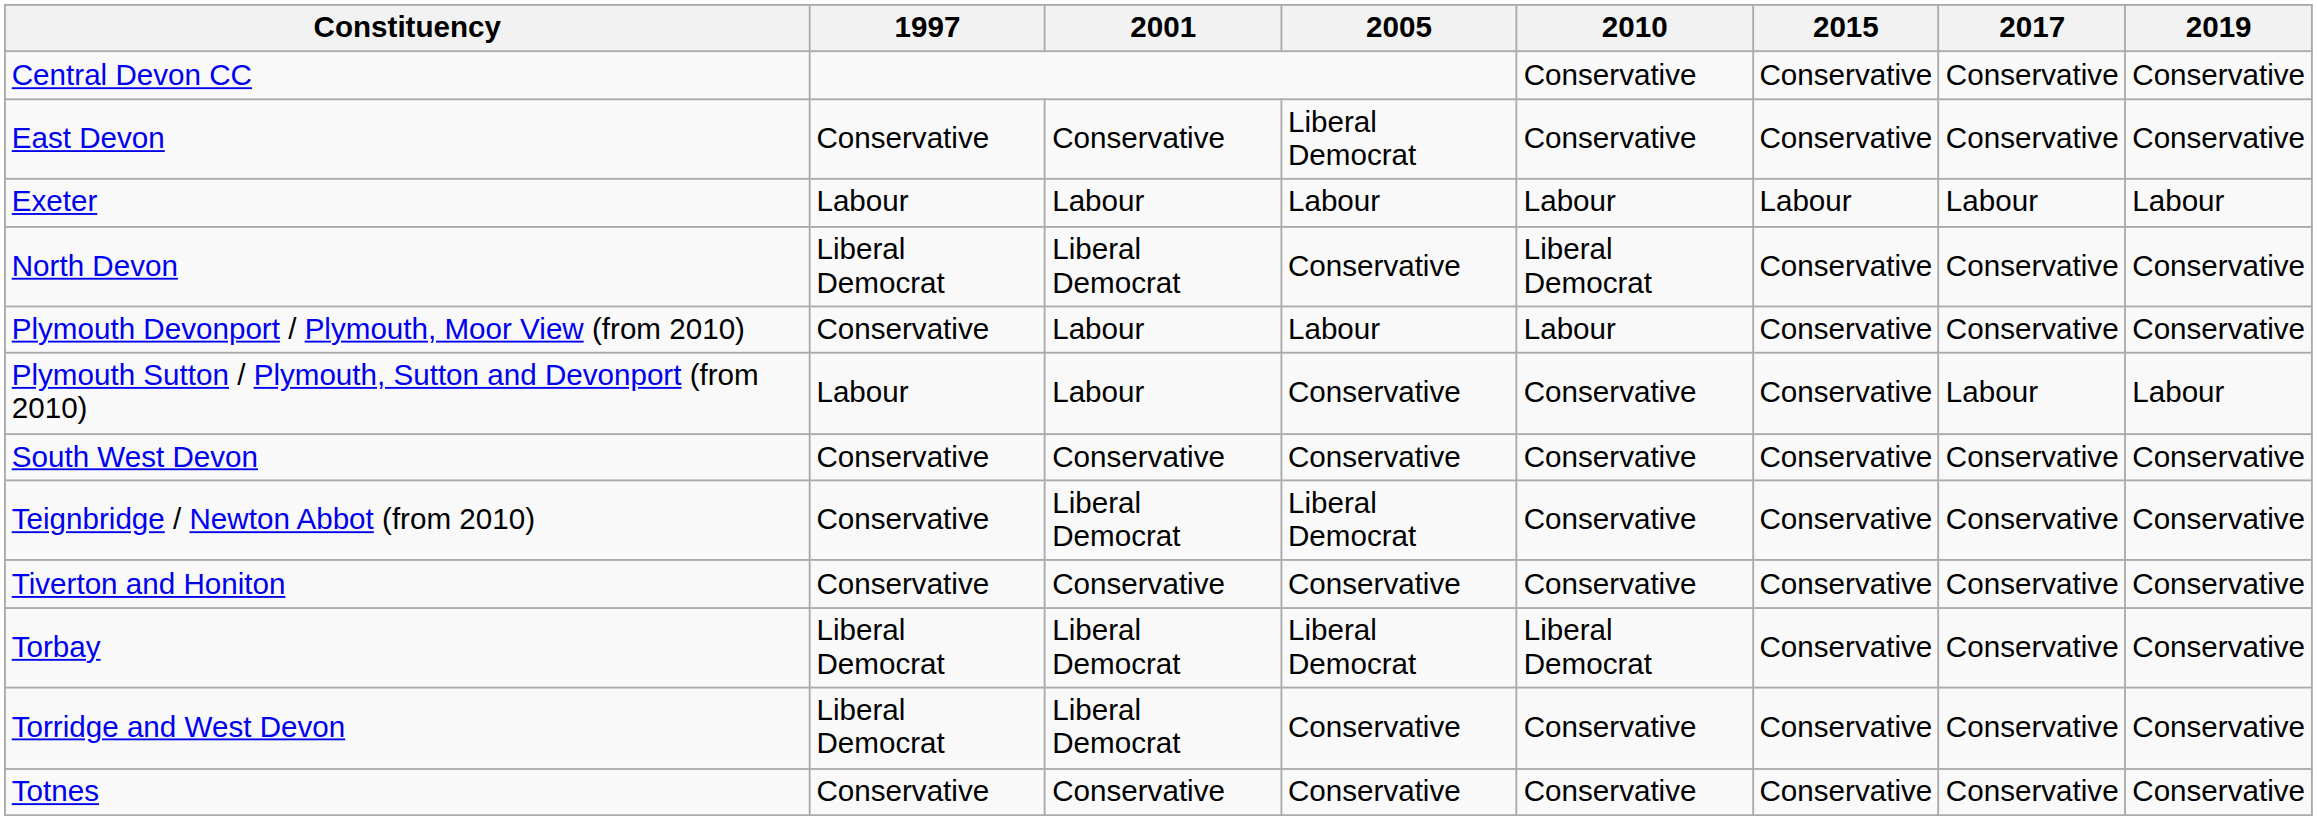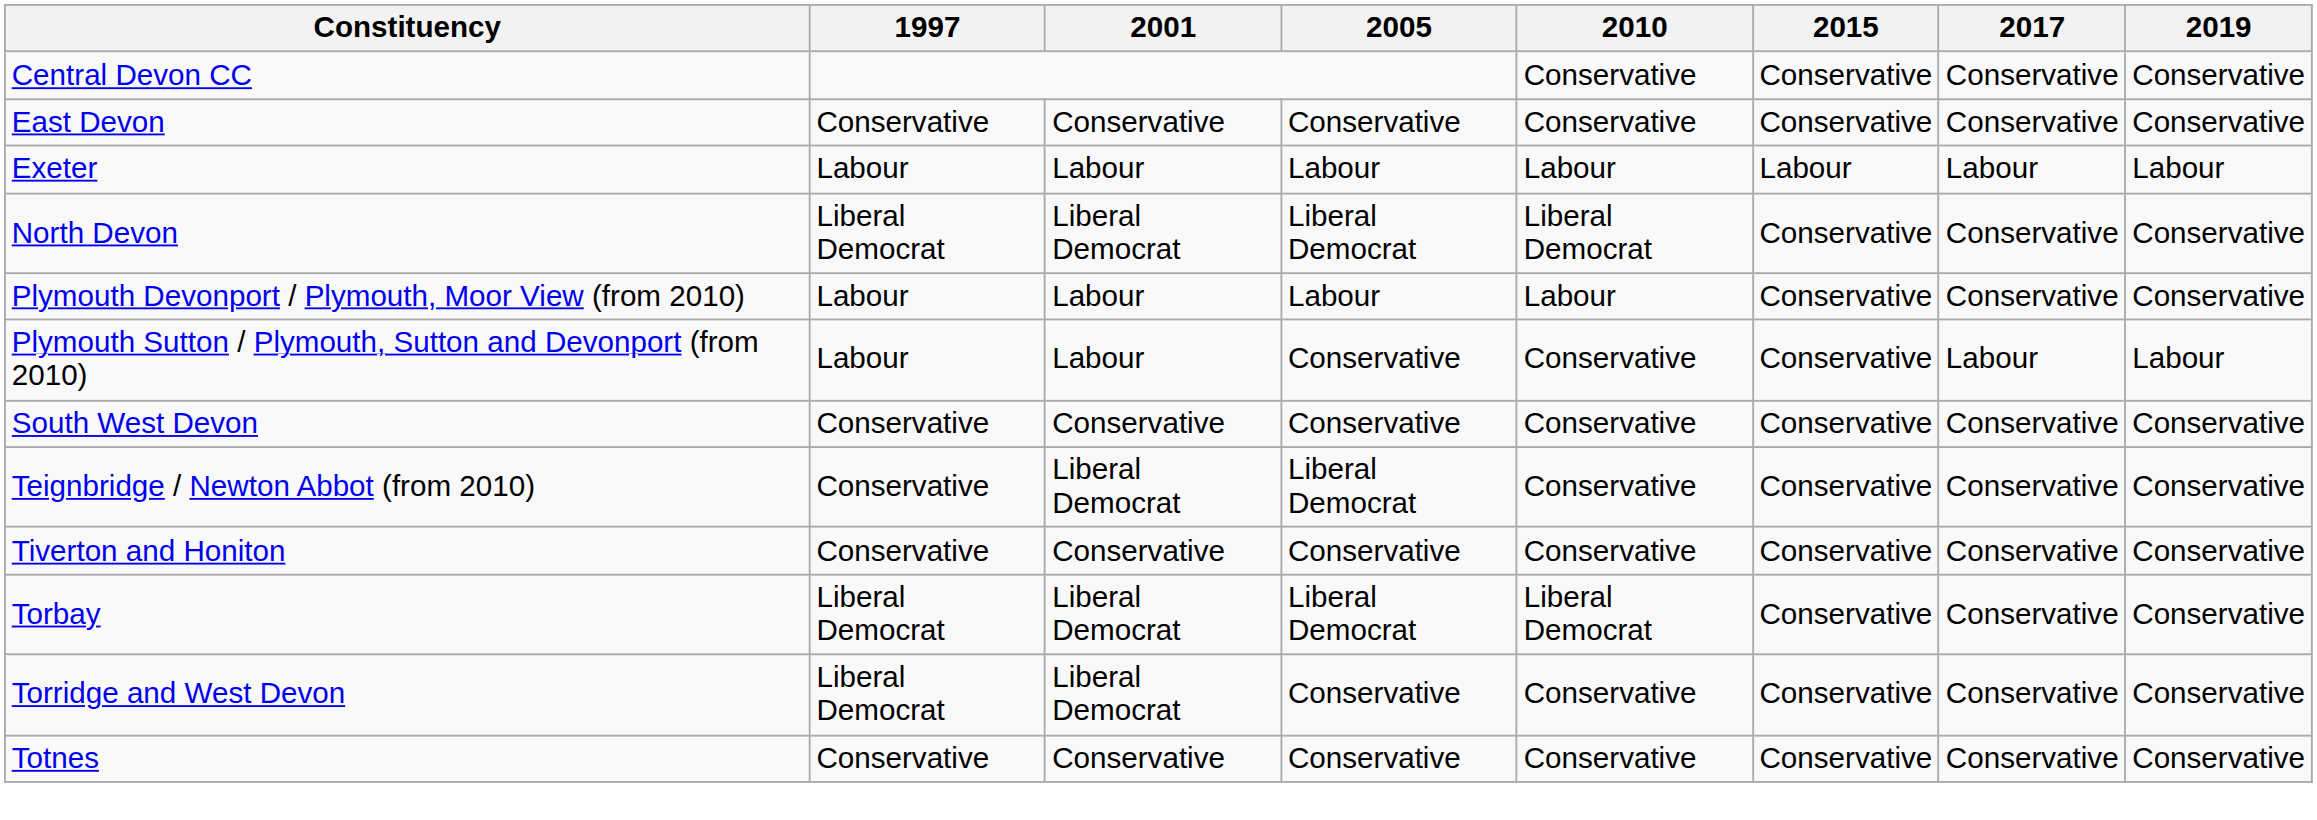(1352, 138) Liberal Democrat -> (1374, 121) Conservative
(1374, 265) Conservative -> (1352, 232) Liberal Democrat
(903, 329) Conservative -> (863, 295) Labour
